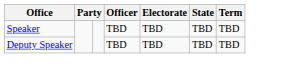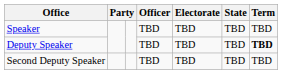(229, 45) normal -> (262, 45) bold
+ row: (56, 61)
